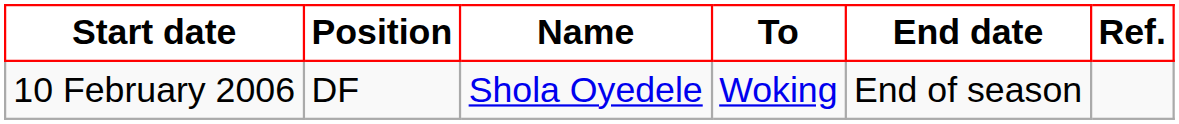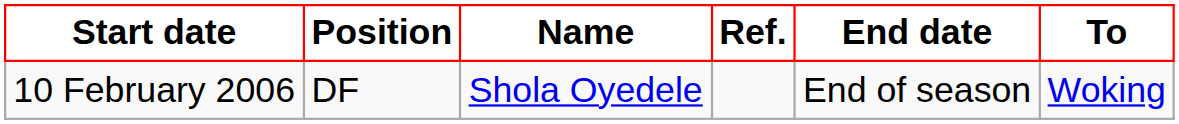columns swapped: (778, 32) <-> (1132, 32)
